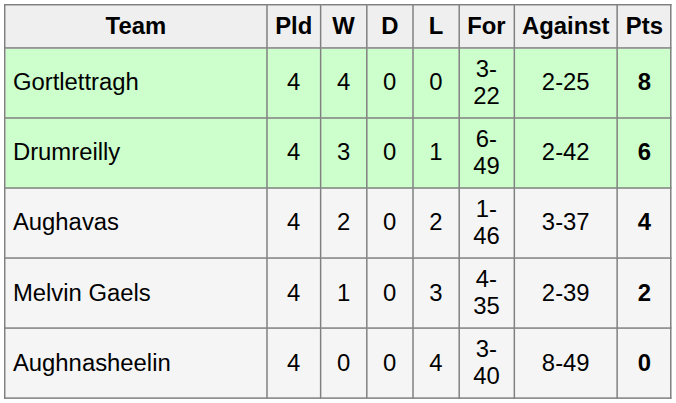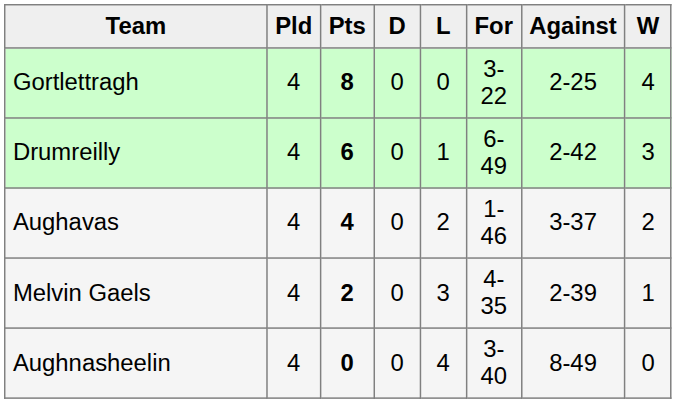columns swapped: (344, 26) <-> (644, 26)
